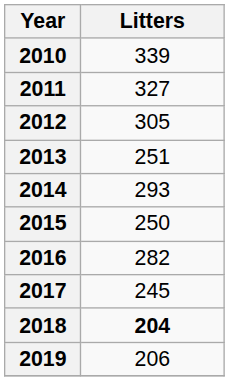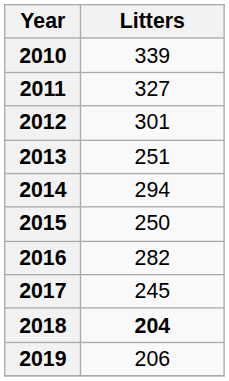(152, 122) 305 -> (152, 122) 301
(152, 190) 293 -> (152, 190) 294
